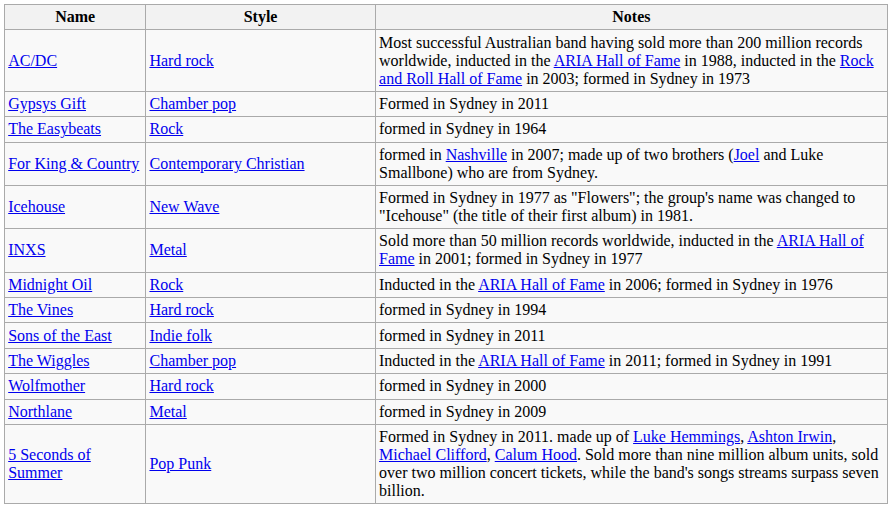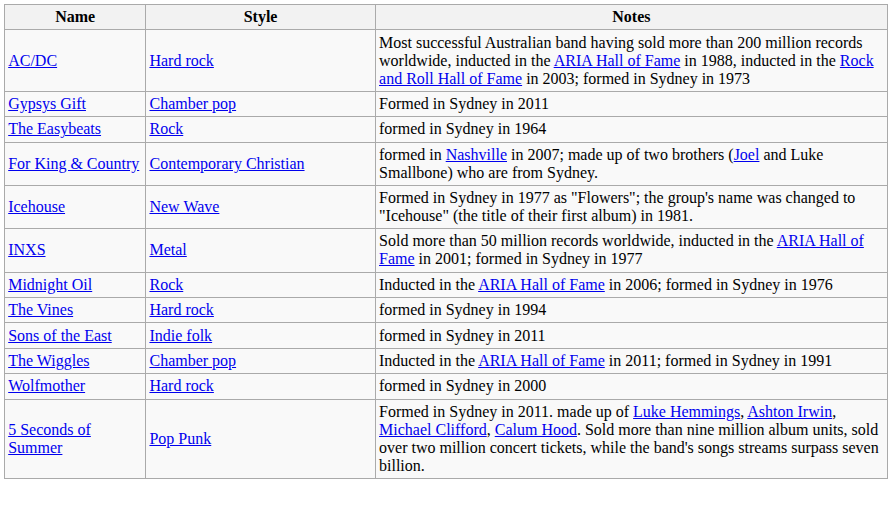- row: (40, 411)
